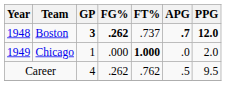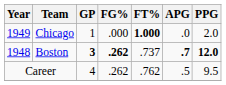rows swapped: (52, 33) <-> (55, 52)
